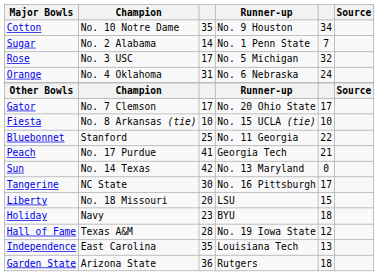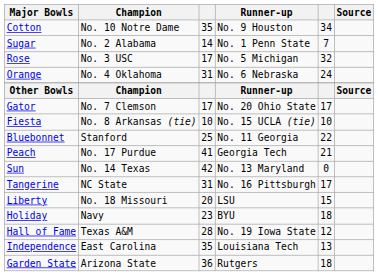(207, 185) 30 -> (207, 185) 31
